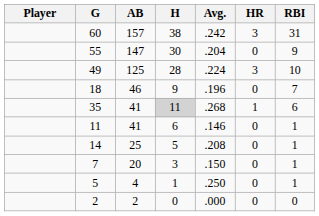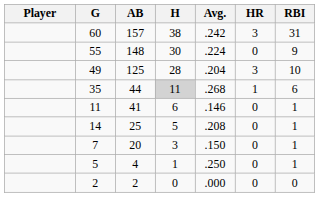(135, 51) 147 -> (135, 51) 148
(215, 51) .204 -> (215, 51) .224
(215, 70) .224 -> (215, 70) .204
- row: (95, 88)
(135, 107) 41 -> (135, 88) 44
